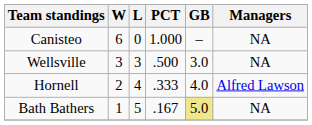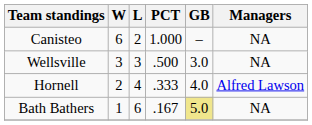(138, 39) 0 -> (138, 39) 2
(138, 108) 5 -> (138, 108) 6
